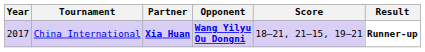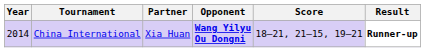(18, 33) 2017 -> (18, 33) 2014
(168, 33) bold -> (168, 33) normal
